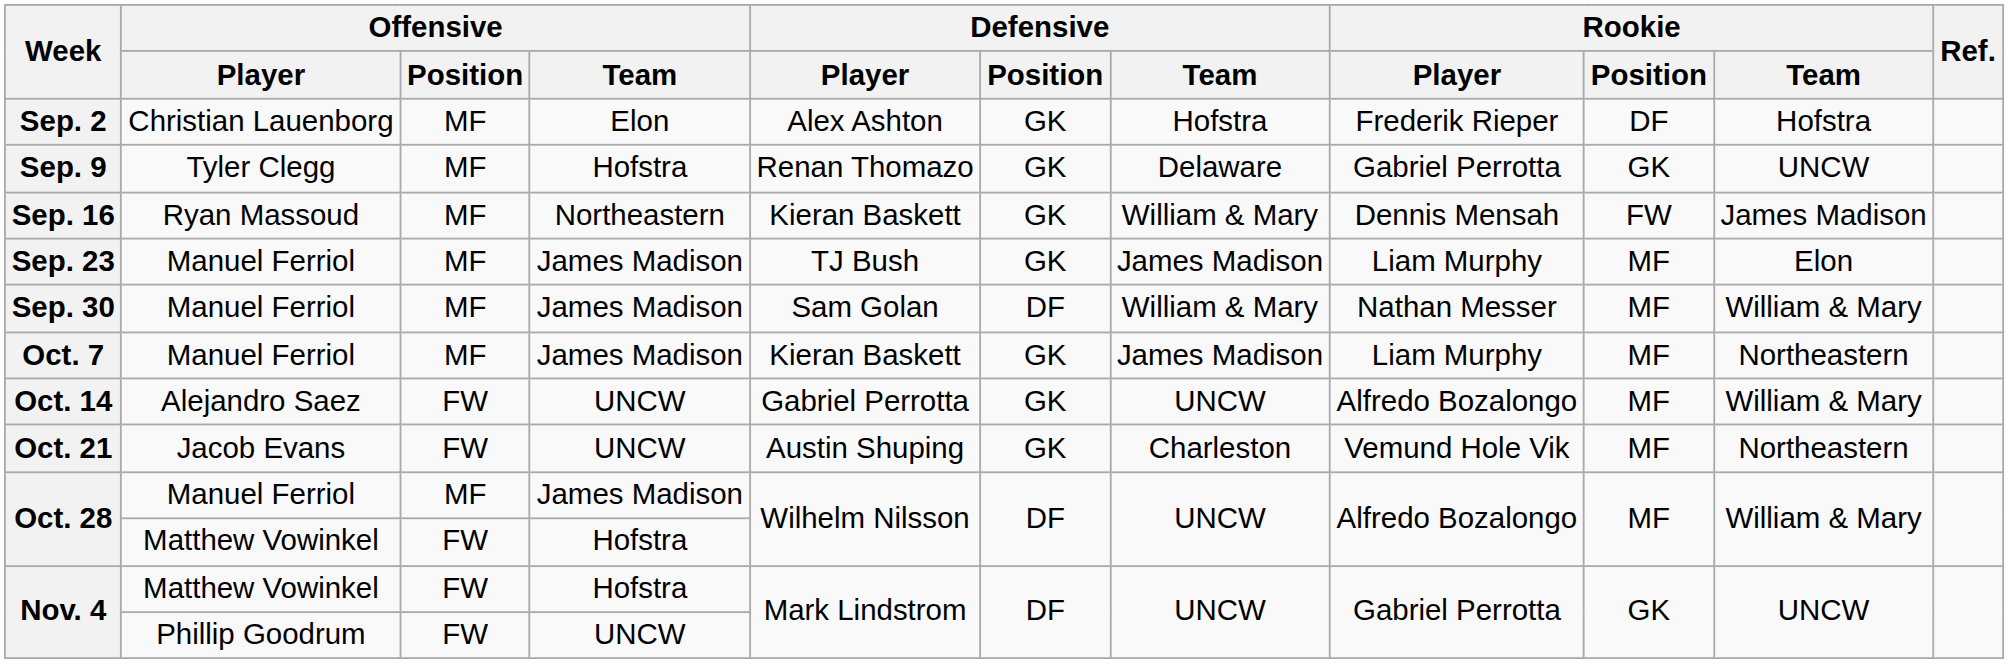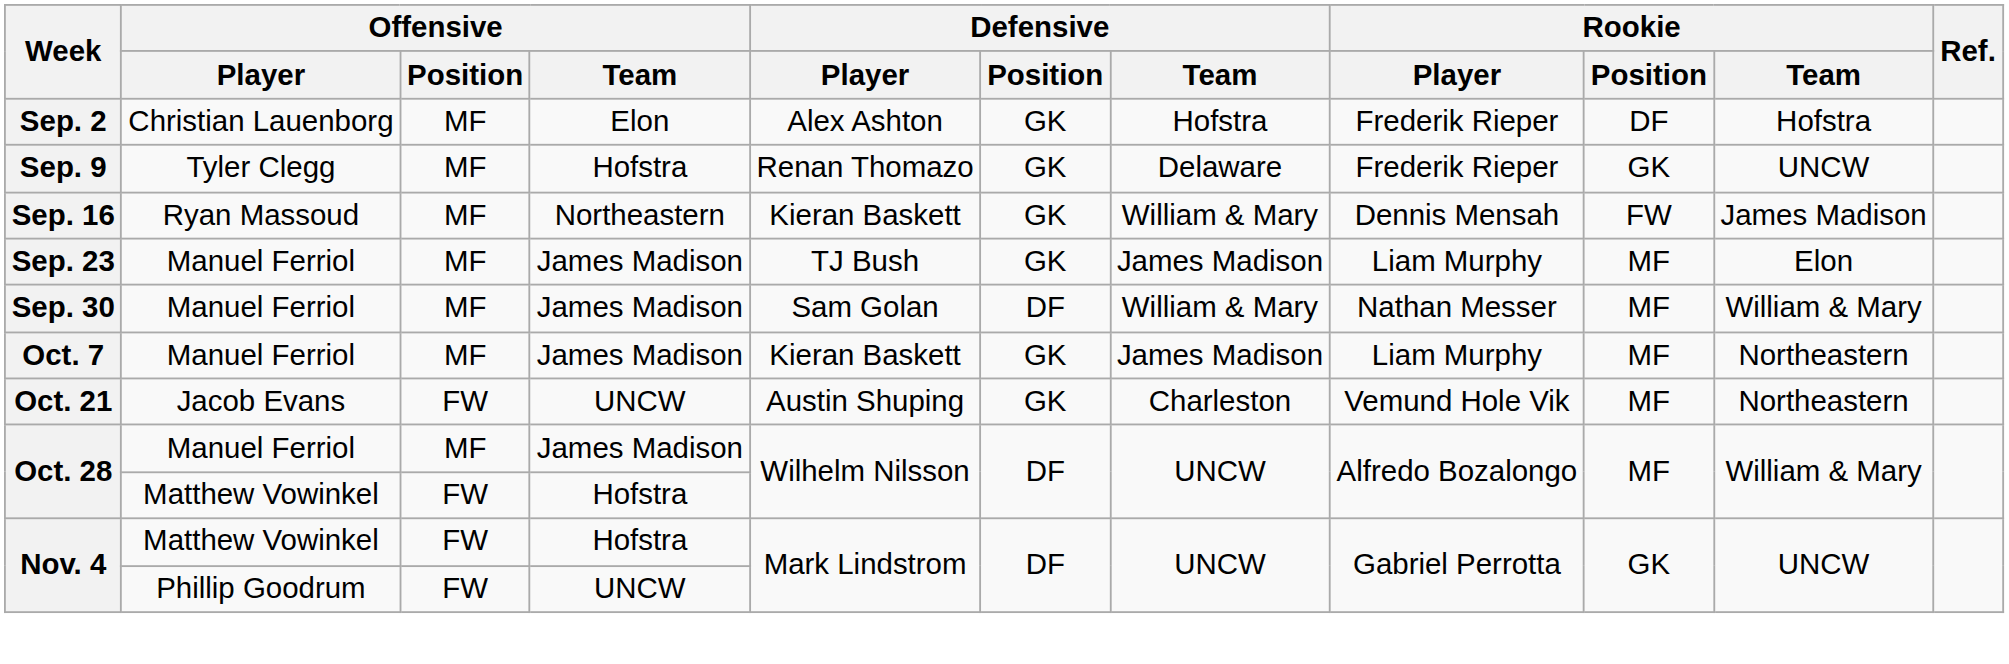(1457, 167) Gabriel Perrotta -> (1457, 167) Frederik Rieper
- row: (63, 401)
